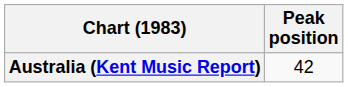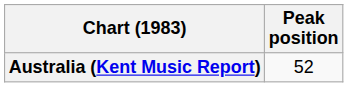(304, 67) 42 -> (304, 67) 52
